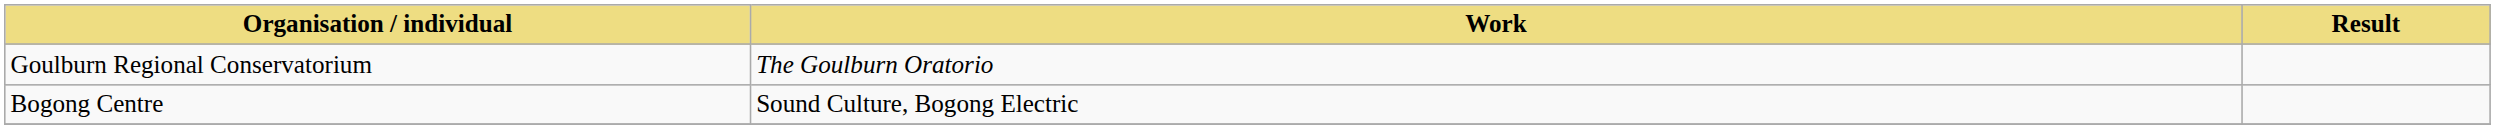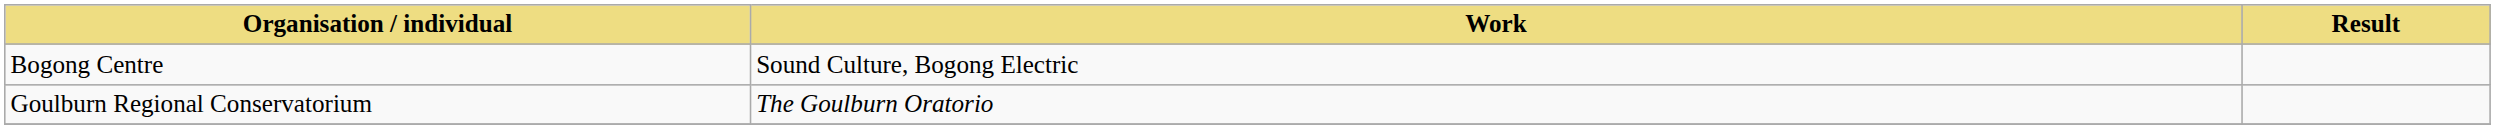rows swapped: (87, 104) <-> (191, 64)
